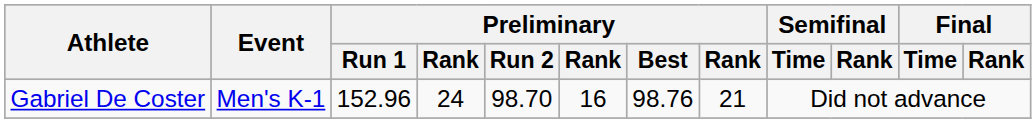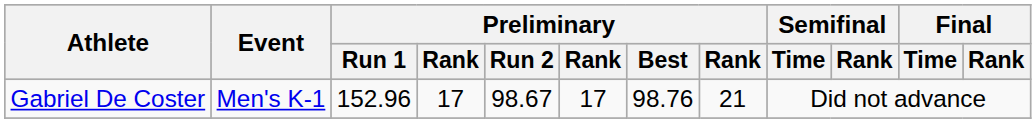(451, 99) 24 -> (451, 99) 17
(522, 99) 98.70 -> (522, 99) 98.67
(593, 99) 16 -> (593, 99) 17
